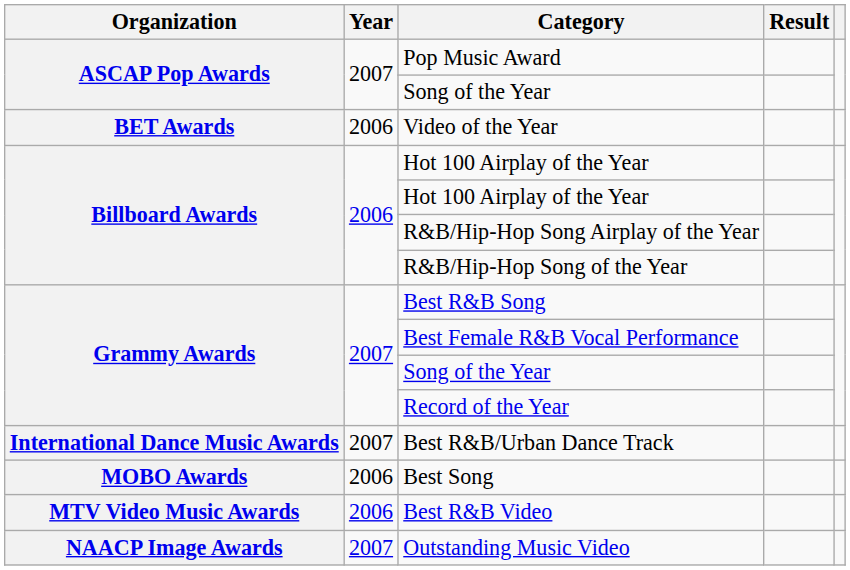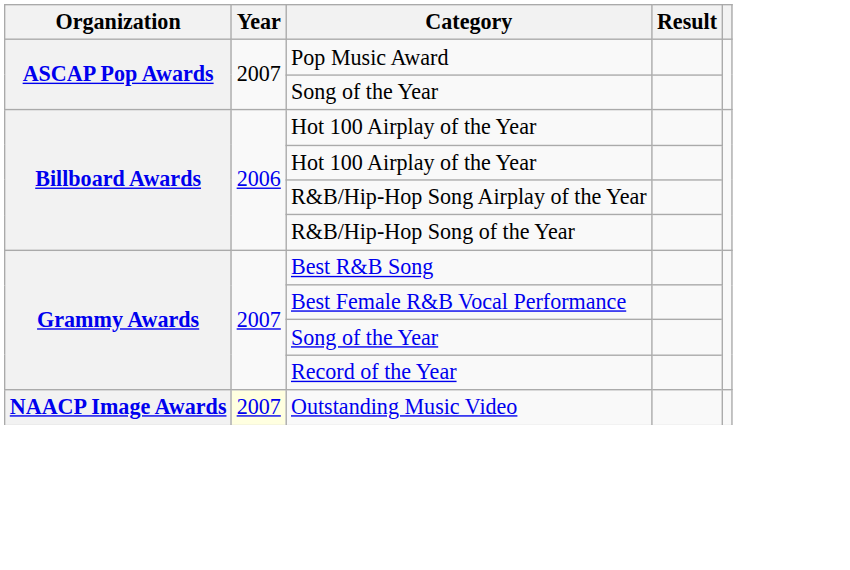- row: (174, 127)
- row: (174, 442)
- row: (174, 477)
- row: (174, 512)
(371, 547) no background -> (259, 407) lightyellow background
